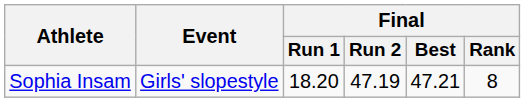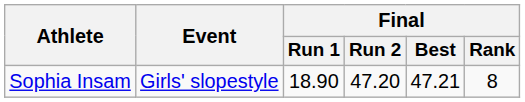(314, 82) 18.20 -> (314, 82) 18.90
(375, 82) 47.19 -> (375, 82) 47.20
